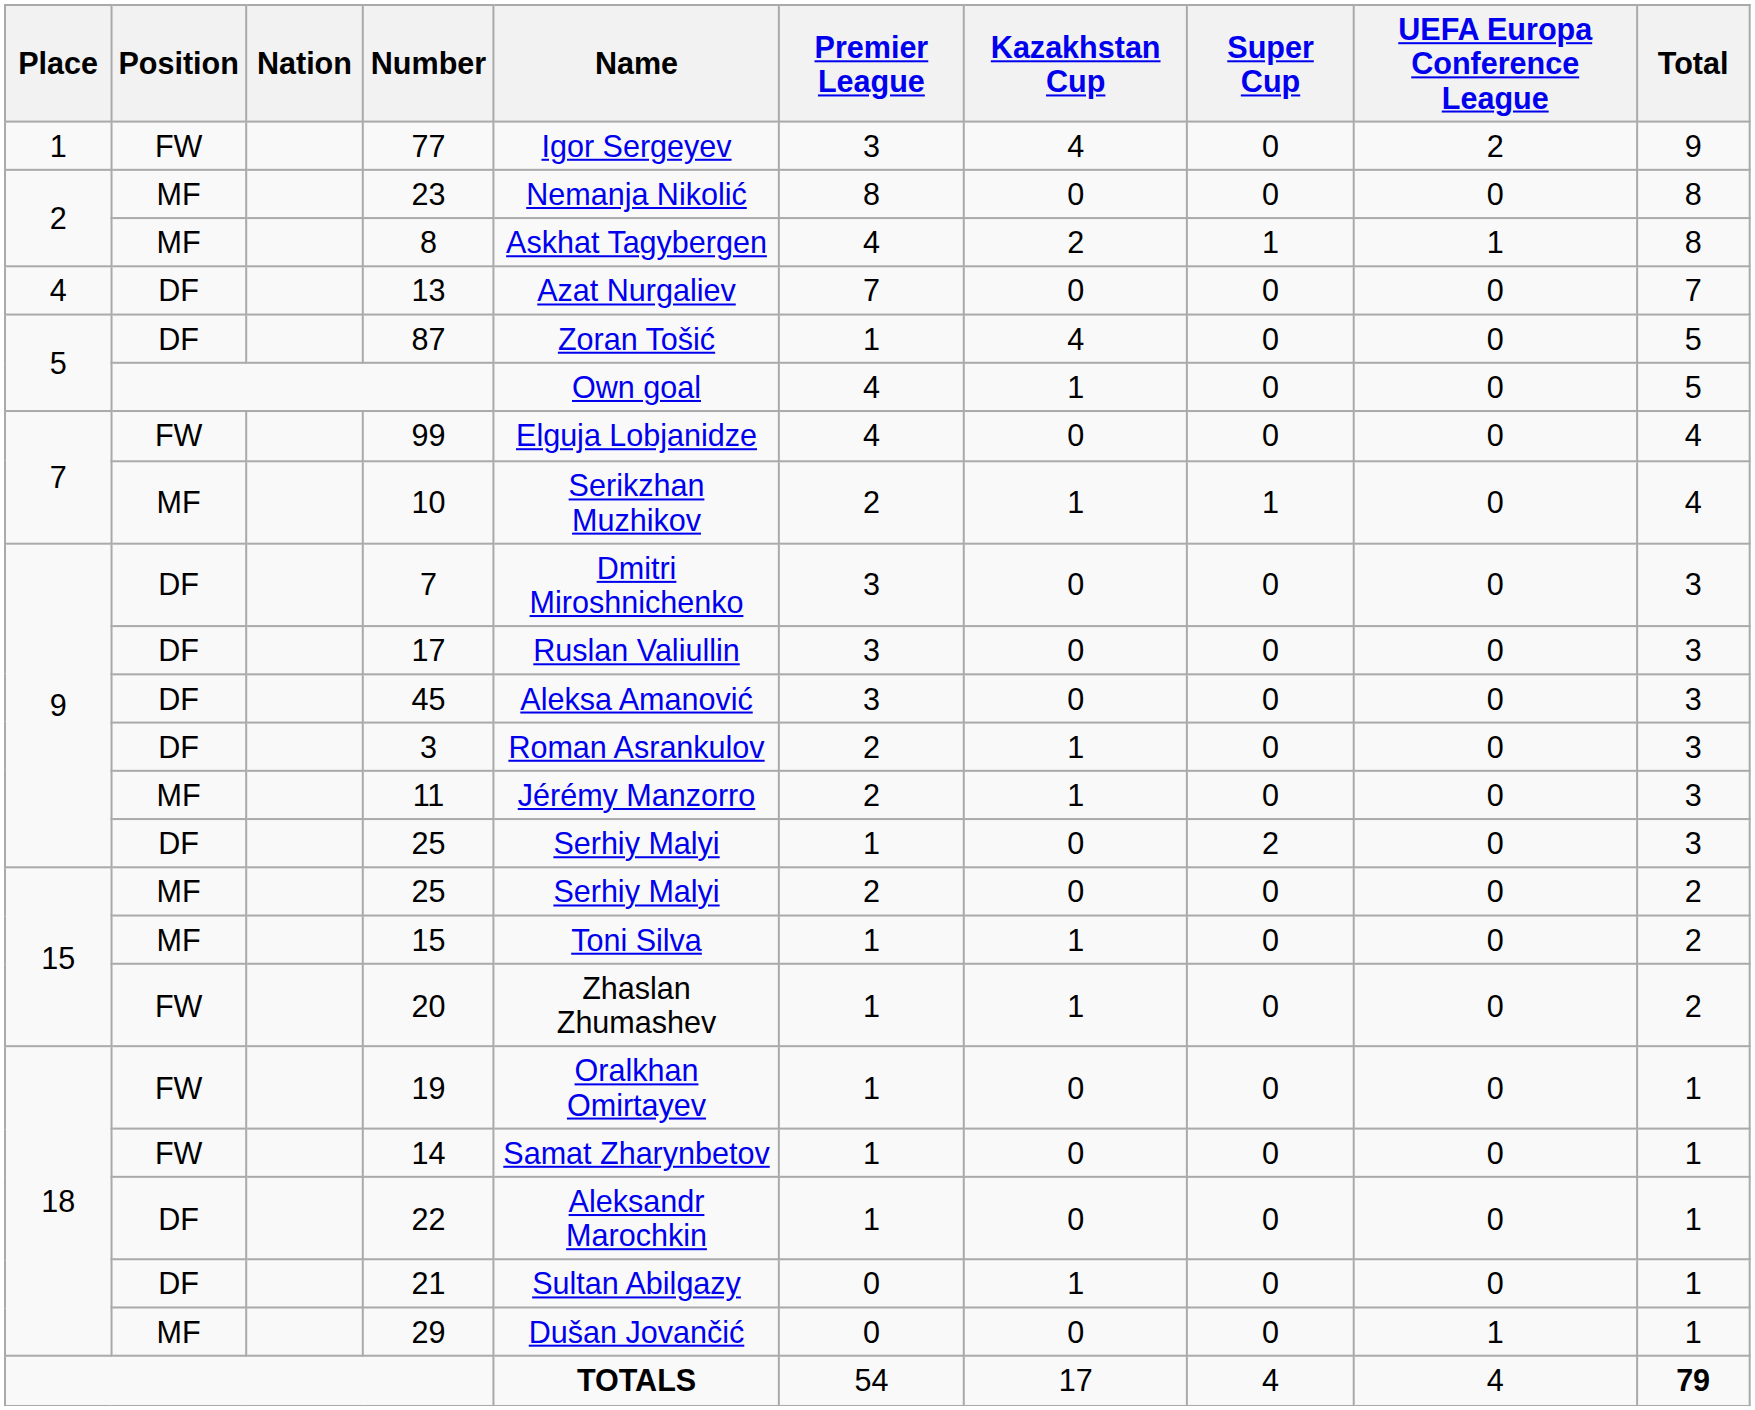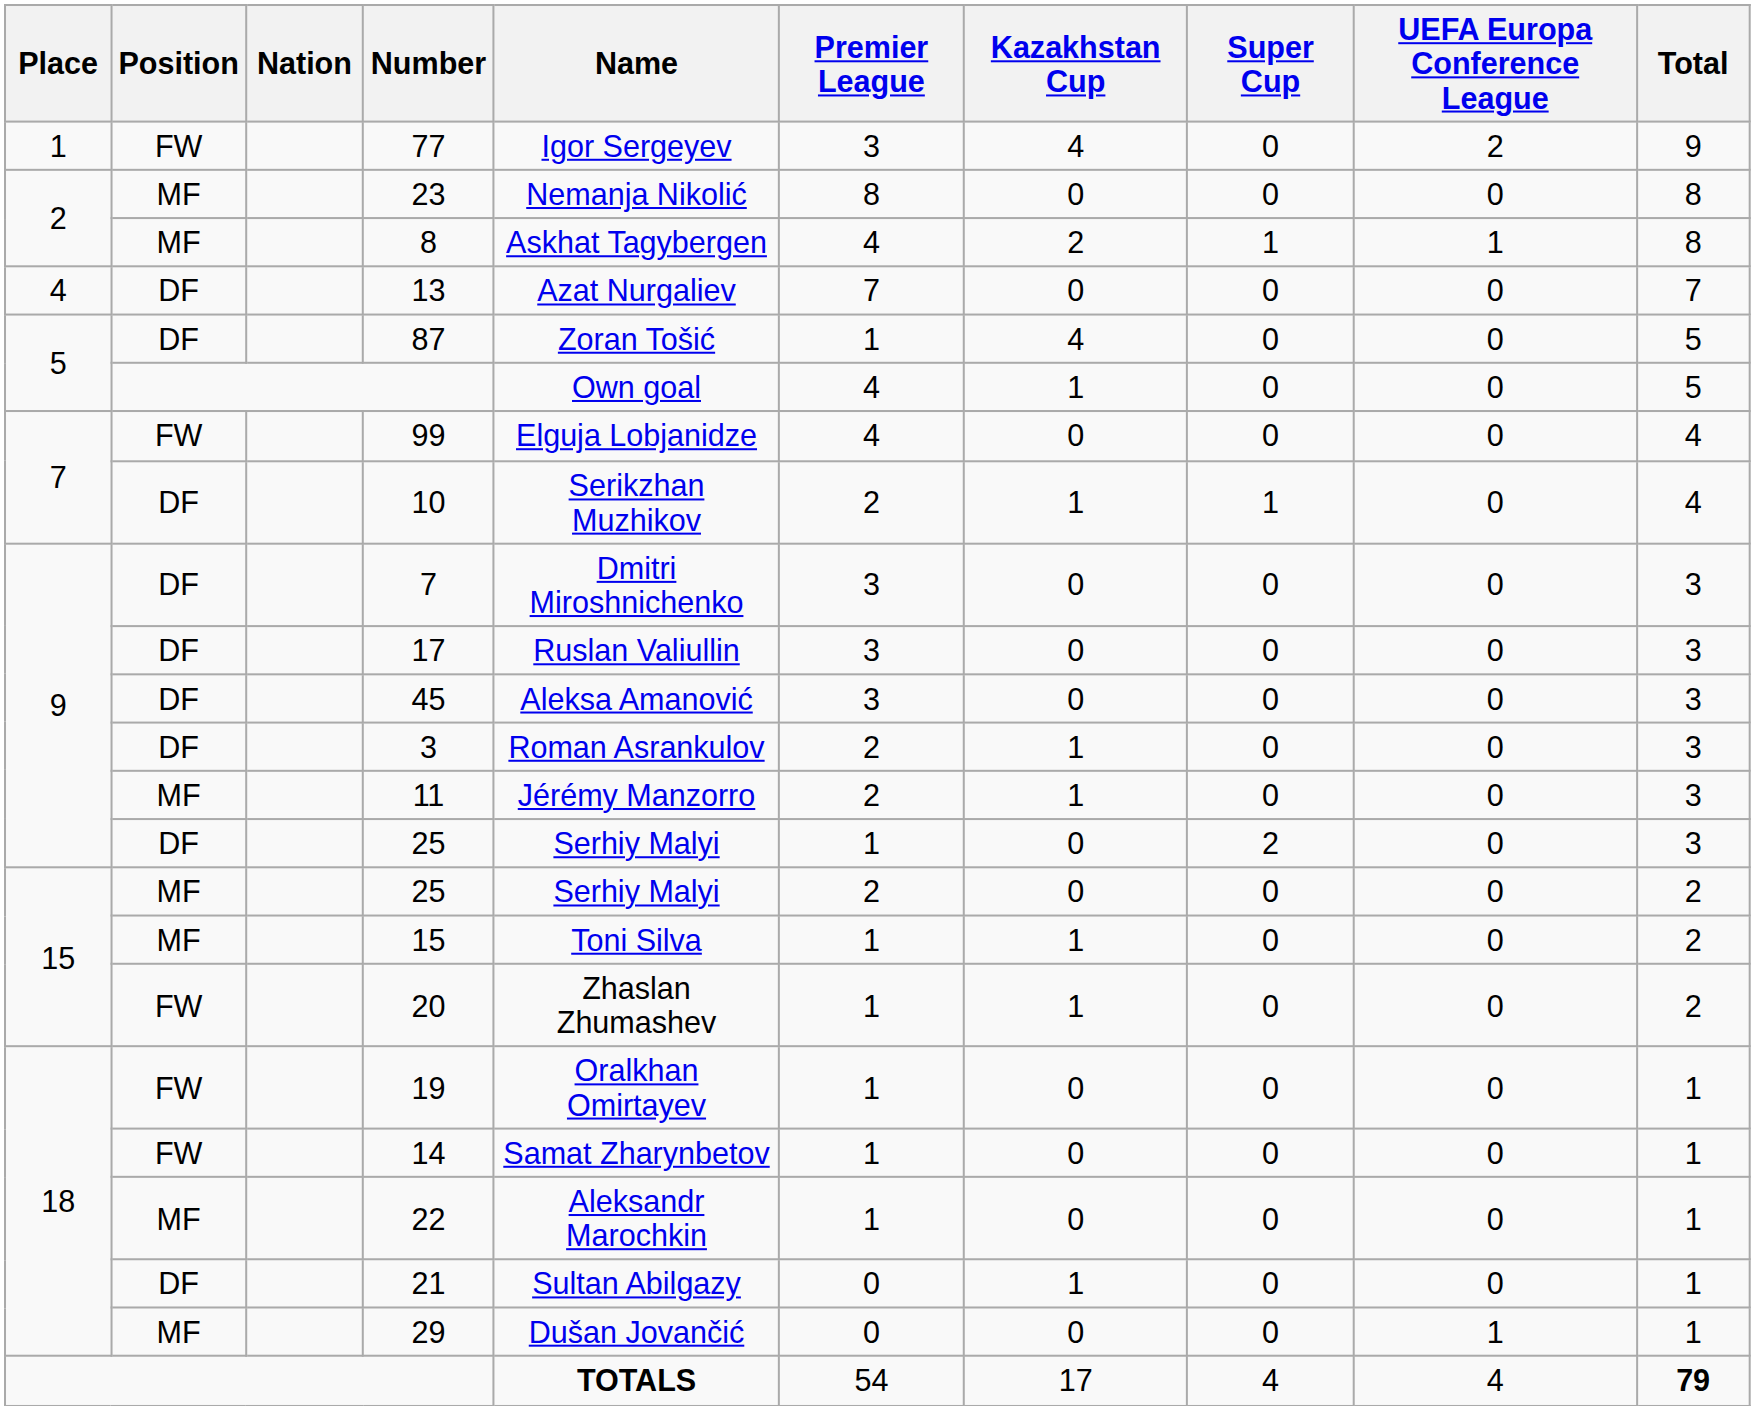(179, 502) MF -> (179, 502) DF
(179, 1219) DF -> (179, 1219) MF
